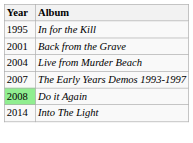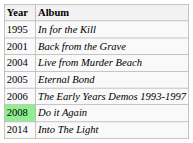+ row: (66, 79)
(17, 79) 2007 -> (17, 96) 2006
